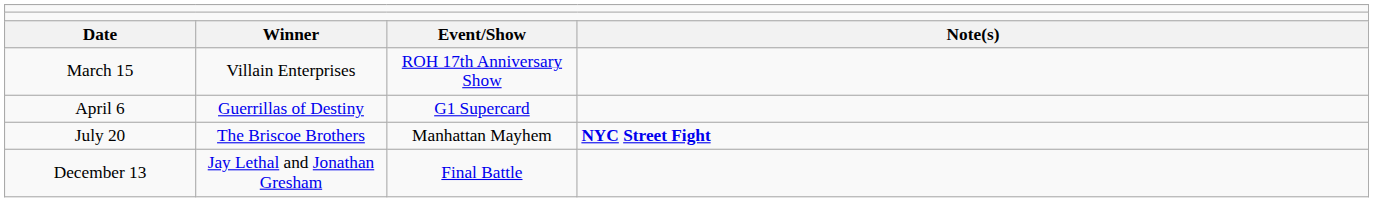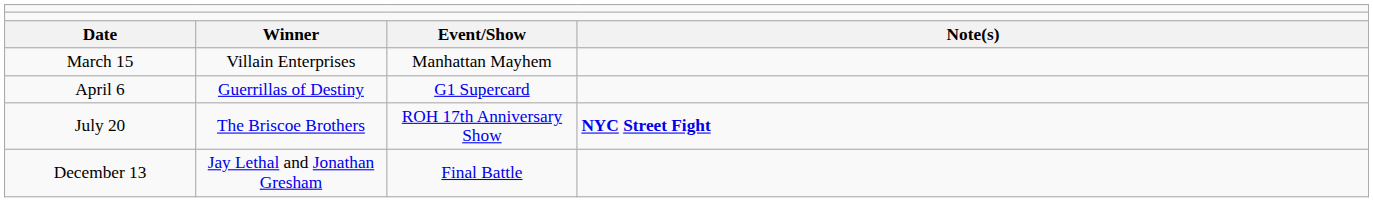(482, 71) ROH 17th Anniversary Show -> (482, 61) Manhattan Mayhem
(482, 135) Manhattan Mayhem -> (482, 126) ROH 17th Anniversary Show
